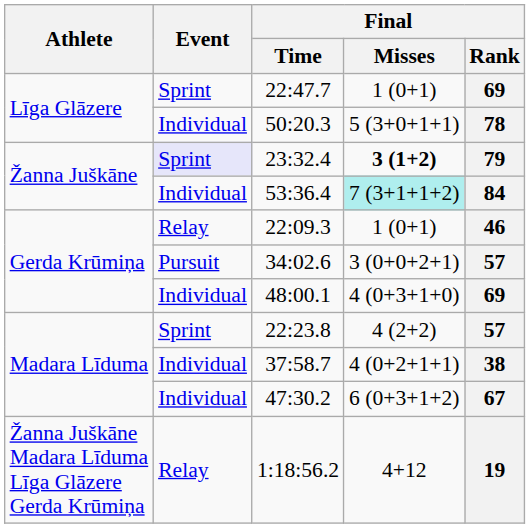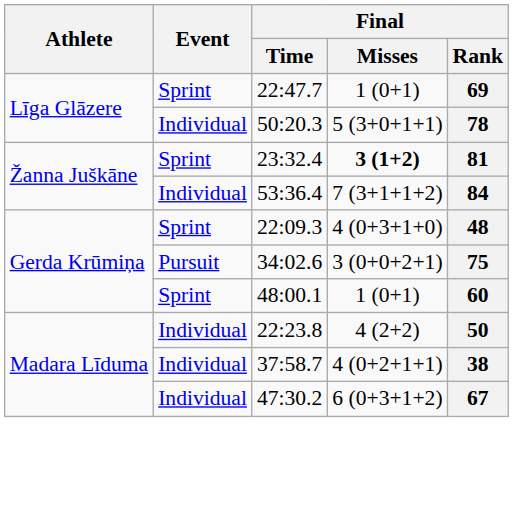(185, 158) lavender background -> (185, 158) no background
(495, 158) 79 -> (478, 158) 81
(404, 192) paleturquoise background -> (387, 192) no background
(183, 227) Relay -> (185, 227) Sprint
(404, 227) 1 (0+1) -> (387, 227) 4 (0+3+1+0)
(495, 227) 46 -> (478, 227) 48
(495, 261) 57 -> (478, 261) 75
(203, 295) Individual -> (185, 295) Sprint
(404, 295) 4 (0+3+1+0) -> (387, 295) 1 (0+1)
(495, 295) 69 -> (478, 295) 60
(185, 329) Sprint -> (203, 329) Individual
(495, 329) 57 -> (478, 329) 50
- row: (298, 469)
